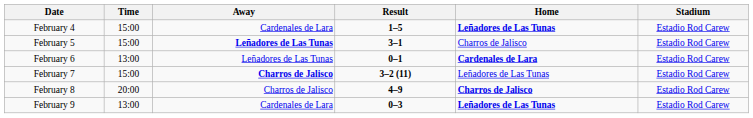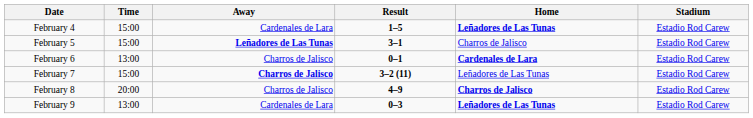(287, 59) Leñadores de Las Tunas -> (298, 59) Charros de Jalisco
